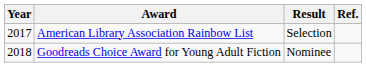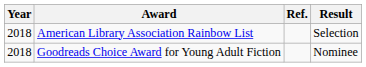columns swapped: (309, 14) <-> (348, 14)
(19, 33) 2017 -> (19, 33) 2018
